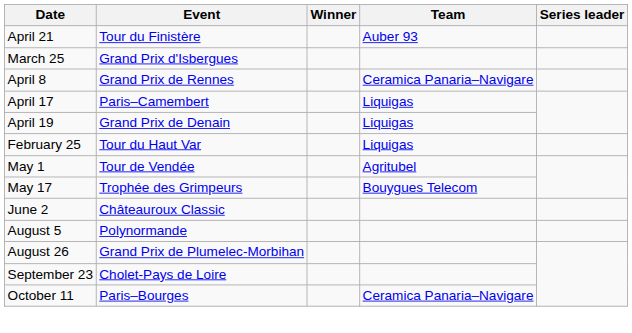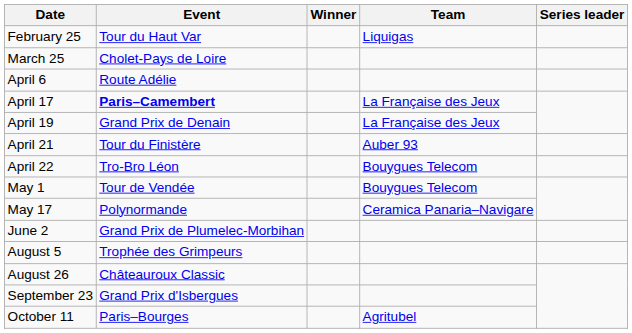rows swapped: (44, 144) <-> (31, 36)
(169, 58) Grand Prix d'Isbergues -> (163, 58) Cholet-Pays de Loire
+ row: (27, 79)
- row: (27, 79)
(154, 101) normal -> (157, 101) bold
(388, 101) Liquigas -> (431, 101) La Française des Jeux
(388, 123) Liquigas -> (431, 123) La Française des Jeux
+ row: (31, 166)
(389, 166) Agritubel -> (420, 187) Bouygues Telecom
(171, 187) Trophée des Grimpeurs -> (143, 209) Polynormande
(420, 187) Bouygues Telecom -> (448, 209) Ceramica Panaria–Navigare
(162, 209) Châteauroux Classic -> (202, 230) Grand Prix de Plumelec-Morbihan
(143, 230) Polynormande -> (171, 252) Trophée des Grimpeurs
(202, 252) Grand Prix de Plumelec-Morbihan -> (162, 274) Châteauroux Classic
(163, 274) Cholet-Pays de Loire -> (169, 295) Grand Prix d'Isbergues
(448, 295) Ceramica Panaria–Navigare -> (389, 317) Agritubel
